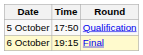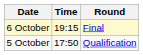rows swapped: (28, 27) <-> (28, 43)
